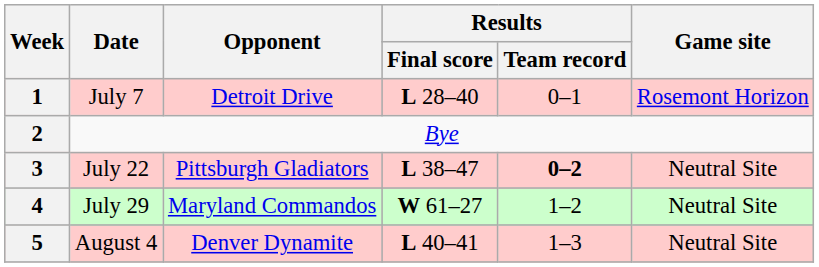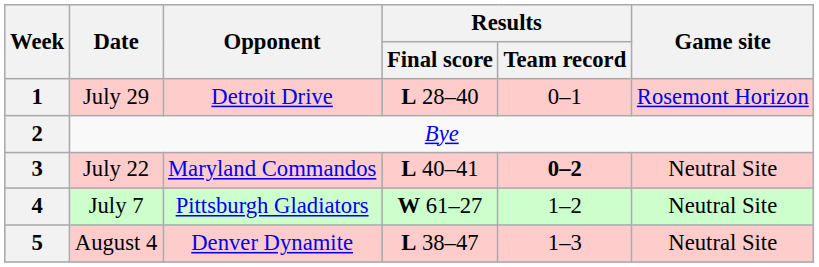(116, 96) July 7 -> (116, 96) July 29
(272, 169) Pittsburgh Gladiators -> (272, 169) Maryland Commandos
(440, 169) L 38–47 -> (440, 169) L 40–41
(116, 206) July 29 -> (116, 206) July 7
(272, 206) Maryland Commandos -> (272, 206) Pittsburgh Gladiators
(440, 243) L 40–41 -> (440, 243) L 38–47
